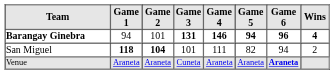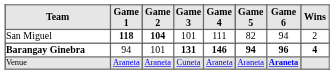rows swapped: (45, 36) <-> (29, 50)
